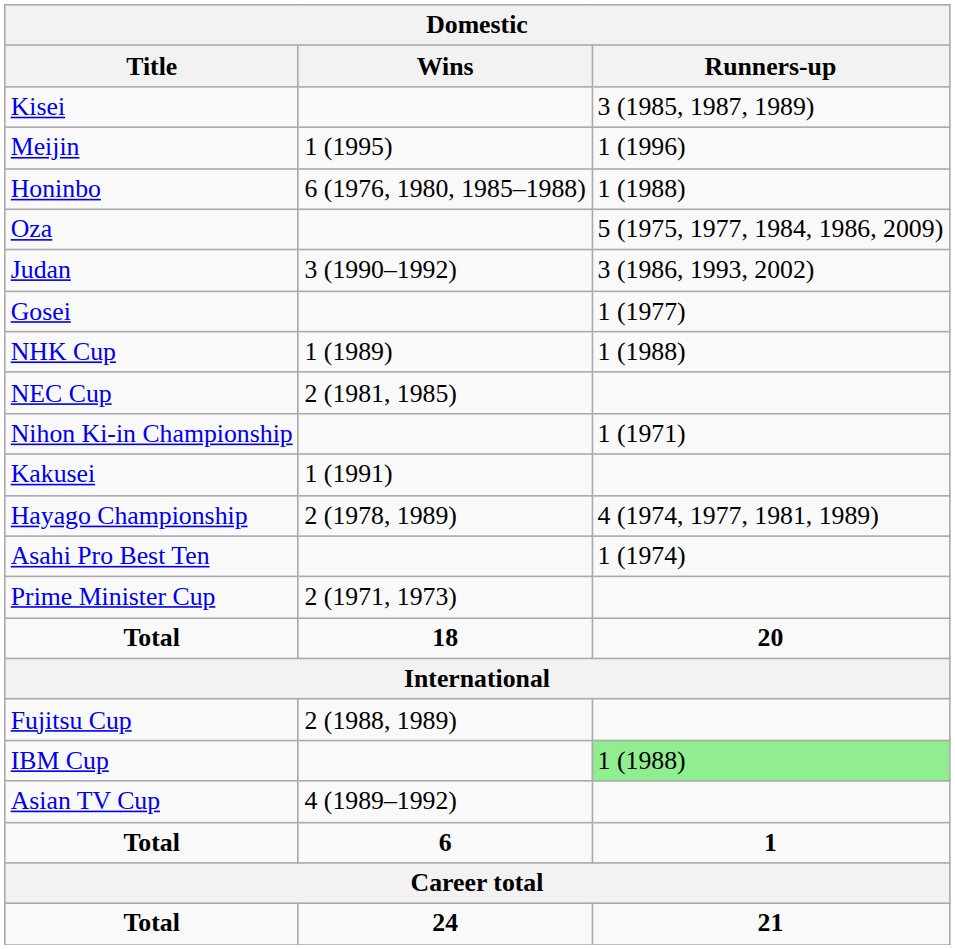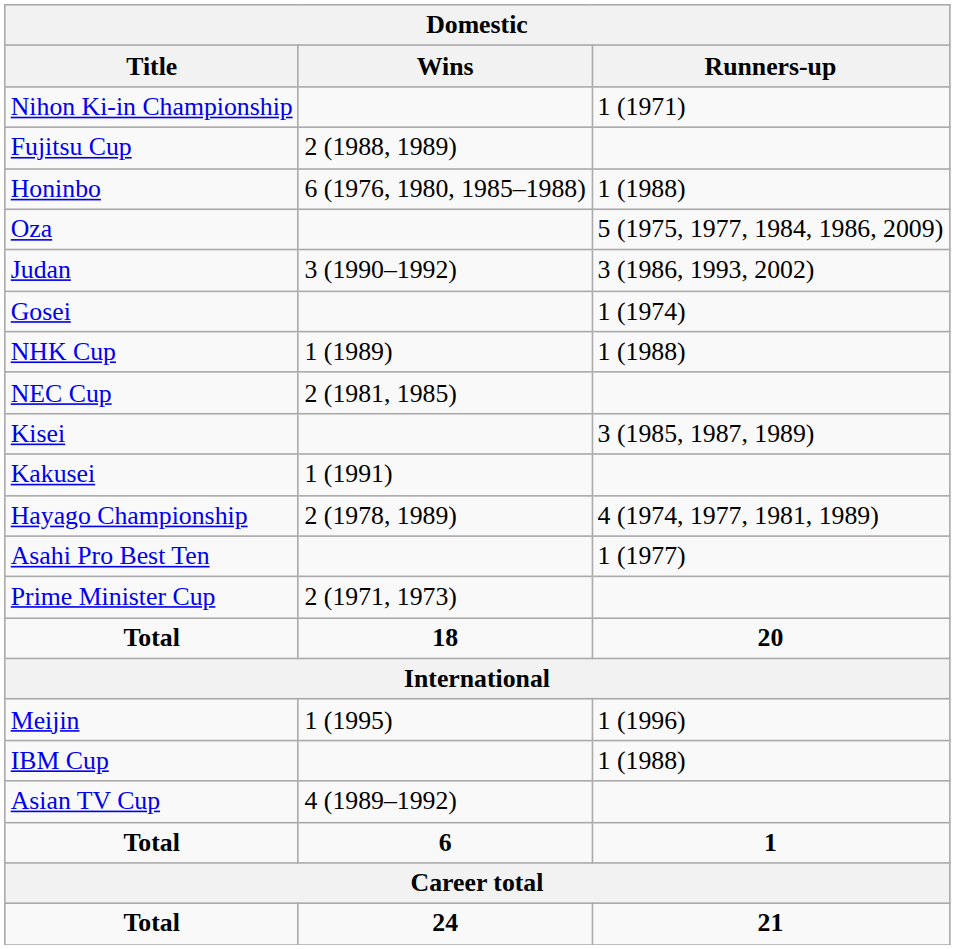rows swapped: (38, 106) <-> (152, 433)
rows swapped: (45, 147) <-> (71, 719)
(642, 310) 1 (1977) -> (642, 310) 1 (1974)
(642, 556) 1 (1974) -> (642, 556) 1 (1977)
(642, 760) lightgreen background -> (642, 760) no background
